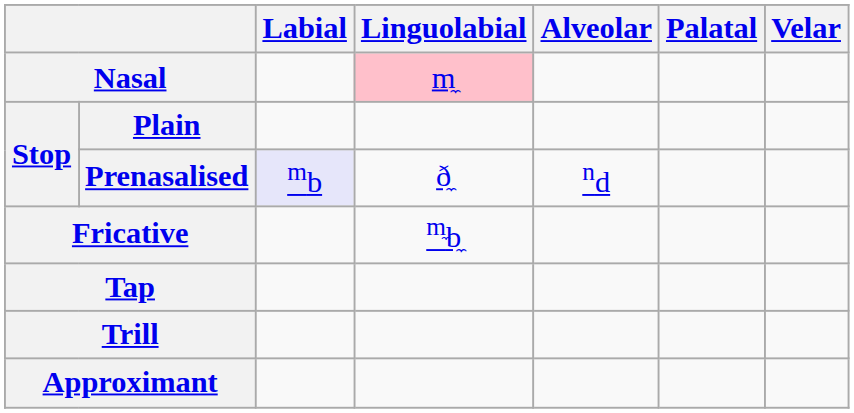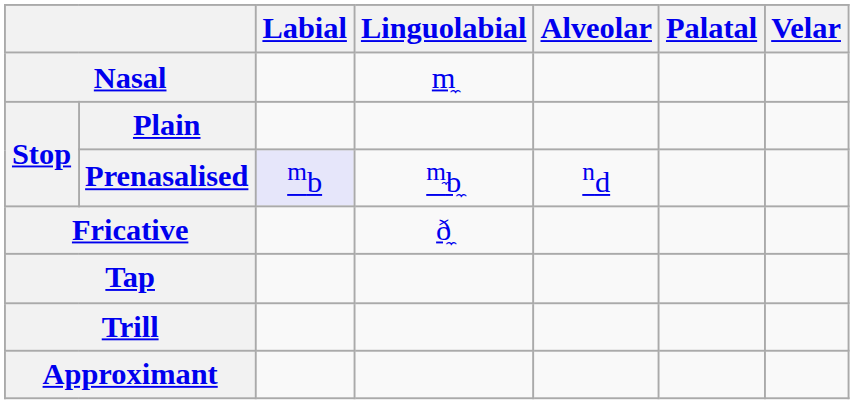(444, 76) pink background -> (444, 76) no background
(444, 177) ð̼ -> (444, 177) m̼b̼
(444, 233) m̼b̼ -> (444, 229) ð̼
